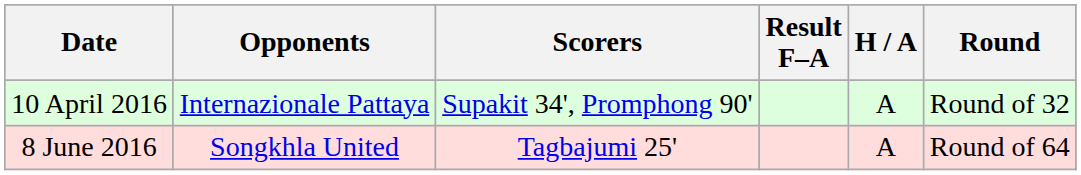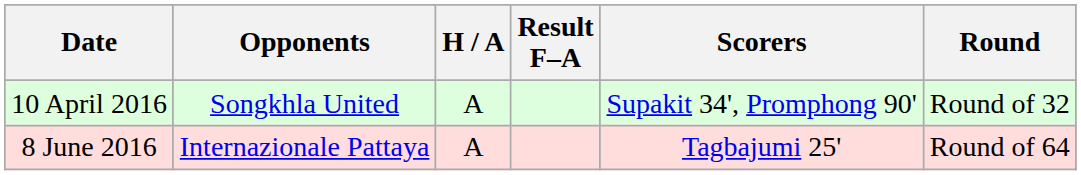columns swapped: (886, 42) <-> (597, 42)
(305, 102) Internazionale Pattaya -> (305, 102) Songkhla United
(305, 147) Songkhla United -> (305, 147) Internazionale Pattaya
